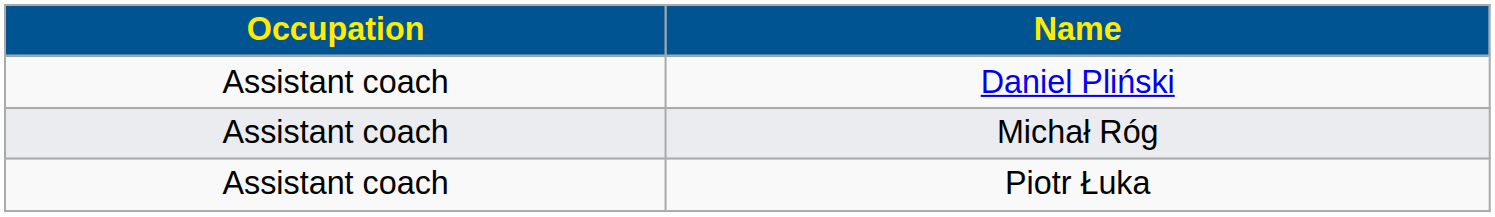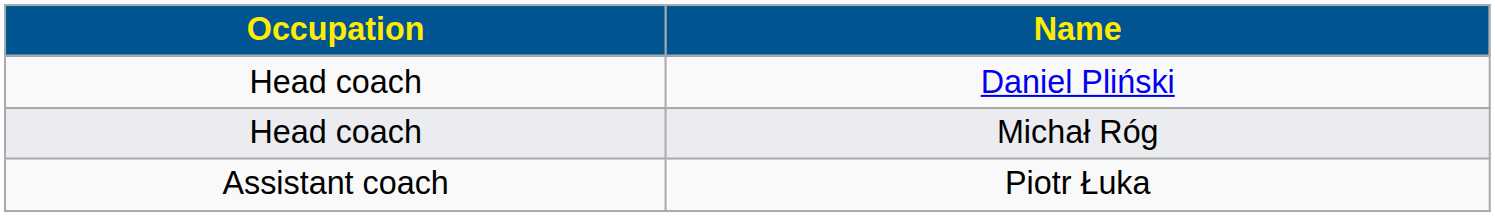(336, 81) Assistant coach -> (336, 81) Head coach
(336, 132) Assistant coach -> (336, 132) Head coach
